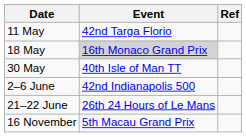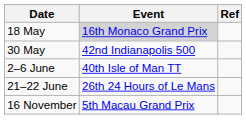- row: (26, 31)
(132, 68) 40th Isle of Man TT -> (139, 50) 42nd Indianapolis 500
(139, 86) 42nd Indianapolis 500 -> (132, 68) 40th Isle of Man TT
